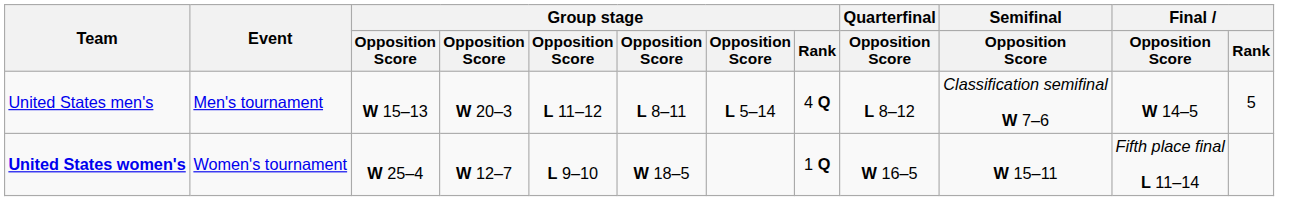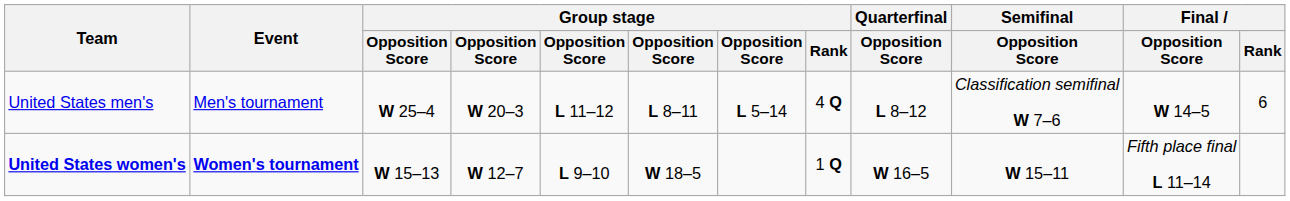(395, 112) W 15–13 -> (407, 112) W 25–4
(1251, 103) 5 -> (1263, 103) 6
(270, 165) normal -> (276, 165) bold
(395, 174) W 25–4 -> (407, 174) W 15–13
